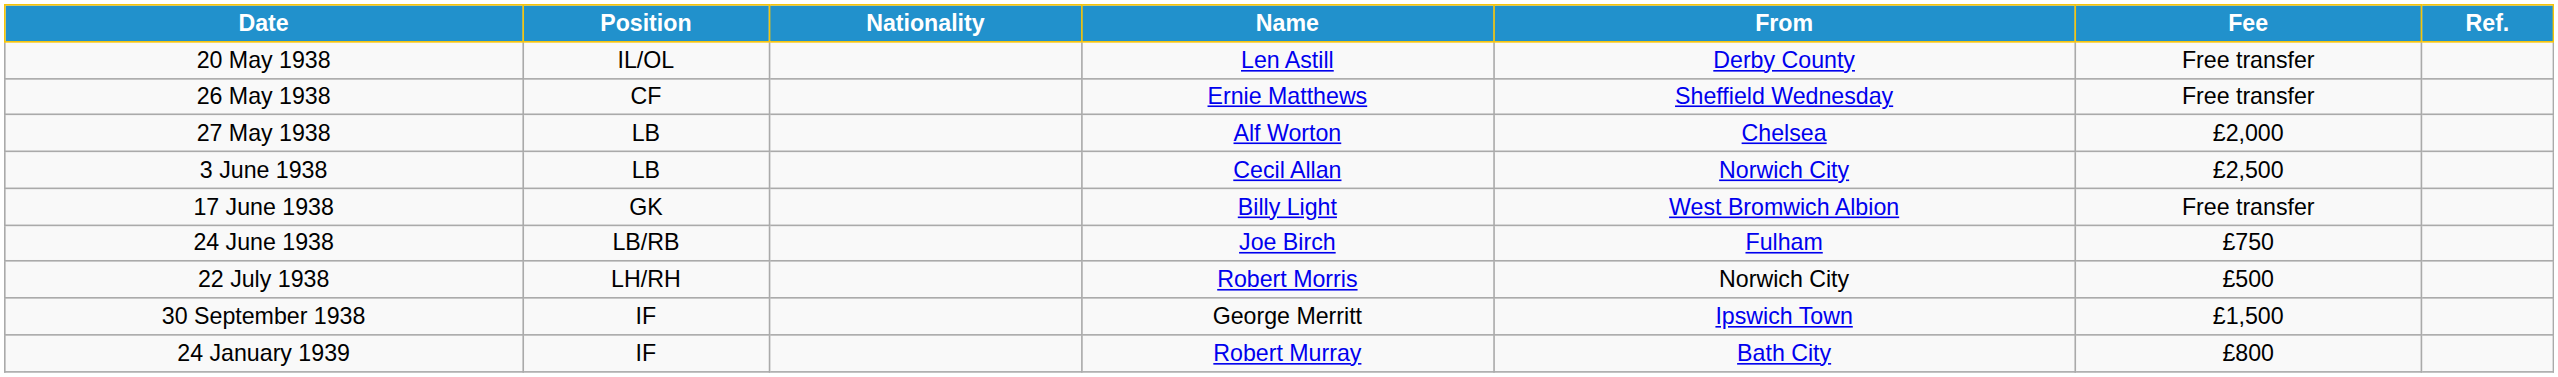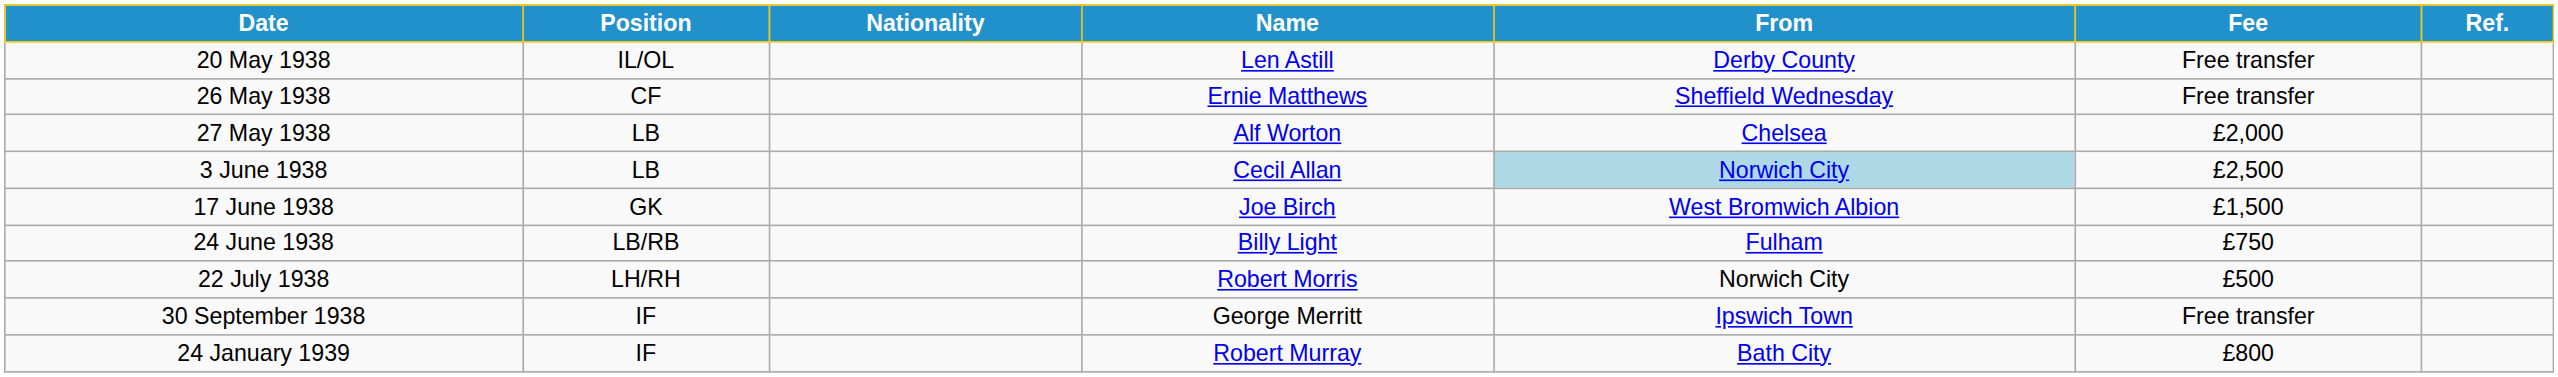(1784, 170) no background -> (1784, 170) lightblue background
(1287, 207) Billy Light -> (1287, 207) Joe Birch
(2248, 207) Free transfer -> (2248, 207) £1,500
(1287, 243) Joe Birch -> (1287, 243) Billy Light
(2248, 317) £1,500 -> (2248, 317) Free transfer
